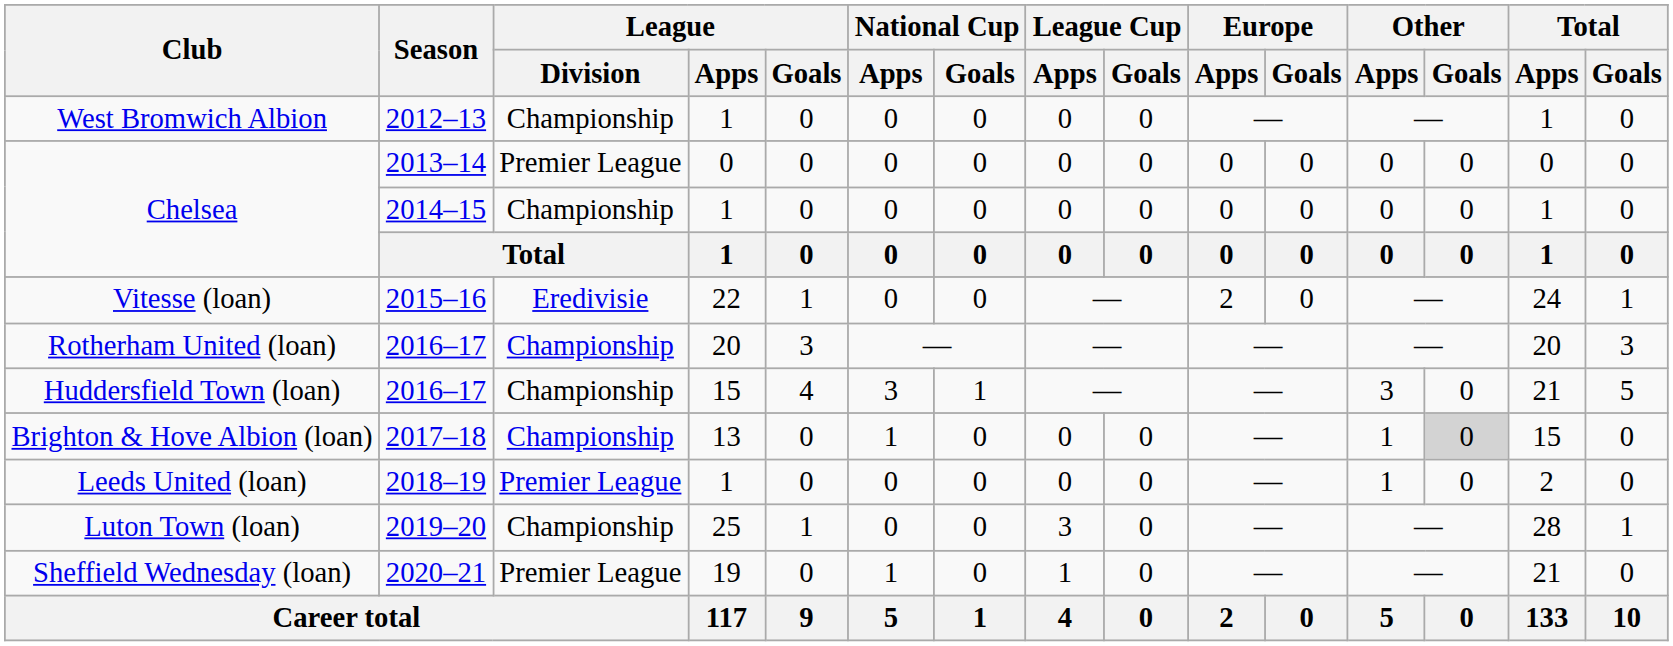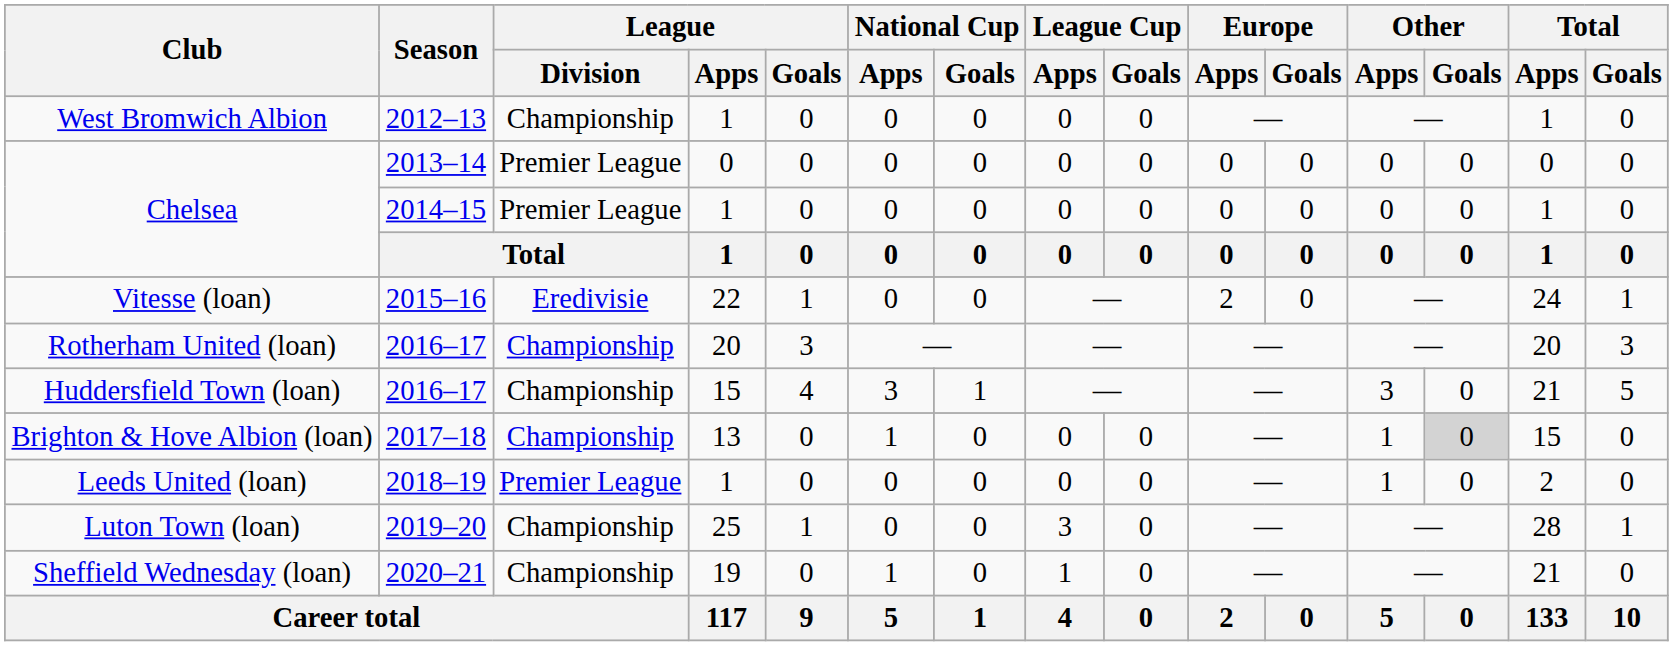(590, 208) Championship -> (590, 208) Premier League
(590, 572) Premier League -> (590, 572) Championship
